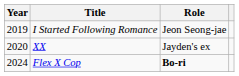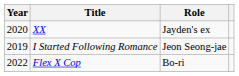rows swapped: (95, 29) <-> (39, 46)
(17, 63) 2024 -> (17, 63) 2022
(174, 63) bold -> (173, 63) normal
